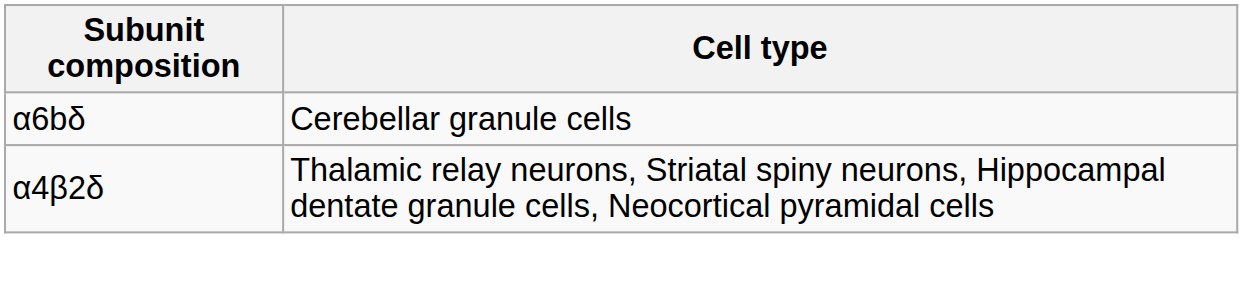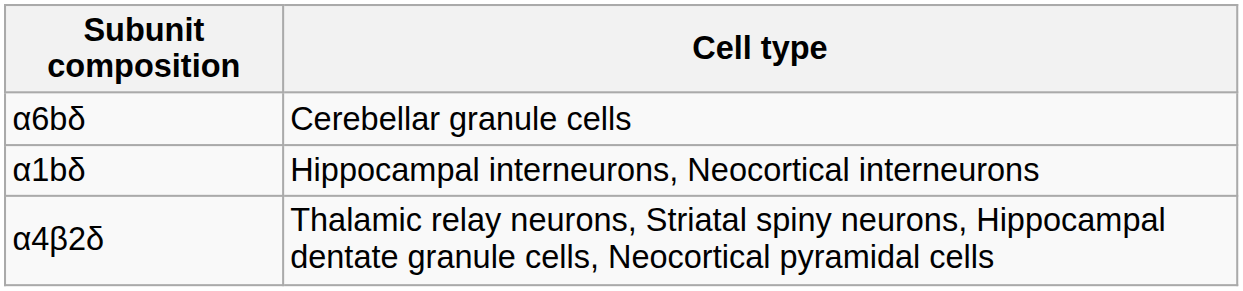+ row: (49, 169)
